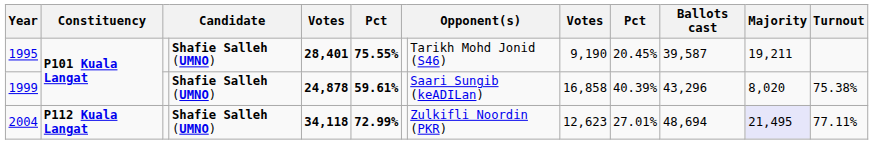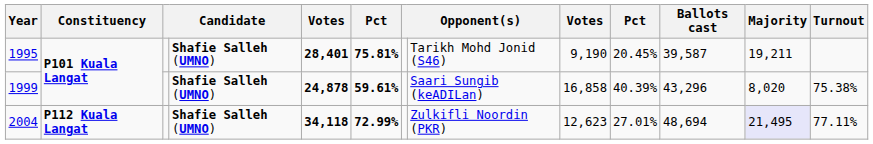(376, 55) 75.55% -> (376, 55) 75.81%
